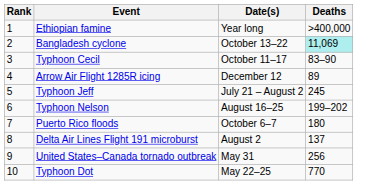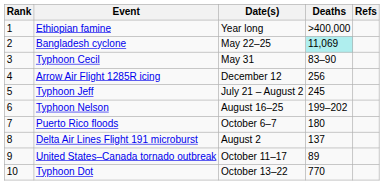+ column: (366, 12)
(254, 44) October 13–22 -> (246, 44) May 22–25
(254, 60) October 11–17 -> (238, 60) May 31
(314, 76) 89 -> (316, 76) 256
(238, 156) May 31 -> (254, 156) October 11–17
(316, 156) 256 -> (314, 156) 89
(246, 172) May 22–25 -> (254, 172) October 13–22
